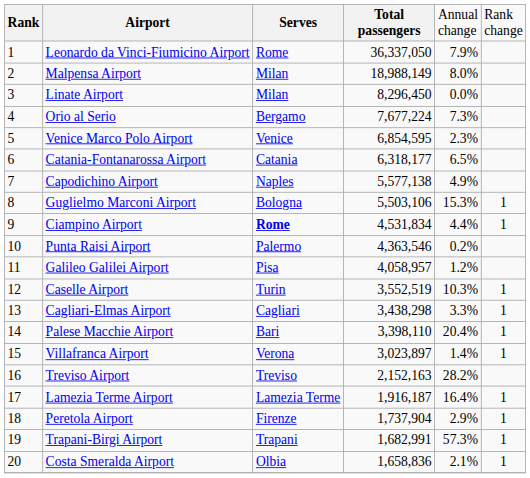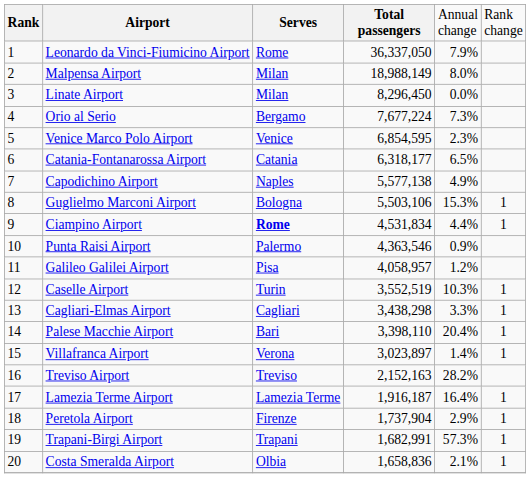(464, 246) 0.2% -> (464, 246) 0.9%
